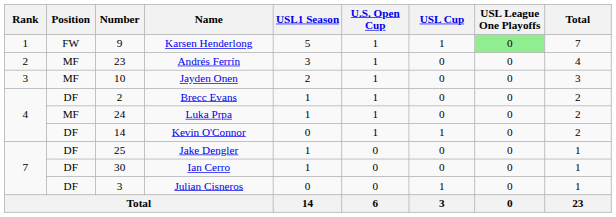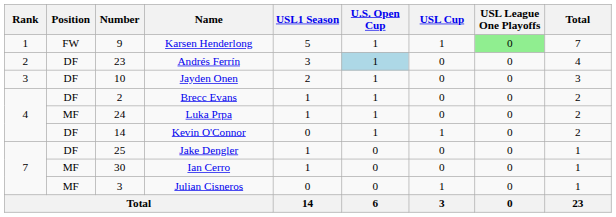(71, 61) MF -> (71, 61) DF
(375, 61) no background -> (375, 61) lightblue background
(71, 79) MF -> (71, 79) DF
(71, 168) DF -> (71, 168) MF
(71, 185) DF -> (71, 185) MF
